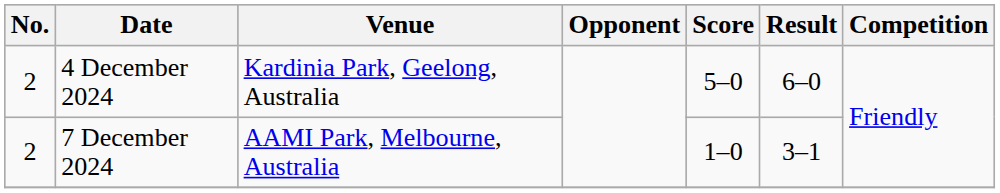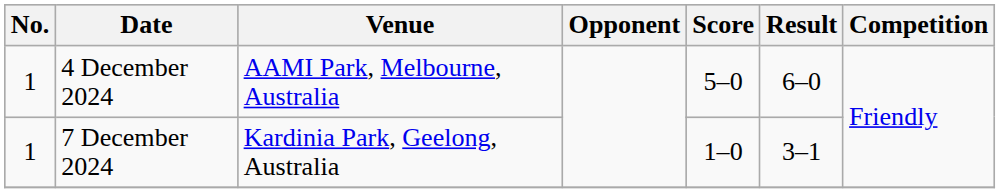(30, 81) 2 -> (30, 81) 1
(370, 81) Kardinia Park, Geelong, Australia -> (373, 81) AAMI Park, Melbourne, Australia
(30, 151) 2 -> (30, 151) 1
(373, 151) AAMI Park, Melbourne, Australia -> (370, 151) Kardinia Park, Geelong, Australia
